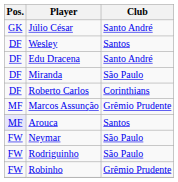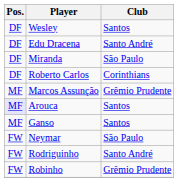- row: (51, 28)
+ row: (41, 122)
(123, 153) São Paulo -> (128, 153) Santo André
